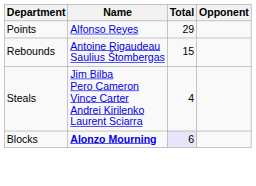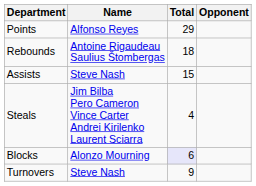(188, 52) 15 -> (188, 52) 18
+ row: (23, 74)
(113, 139) bold -> (110, 156) normal
+ row: (30, 172)
